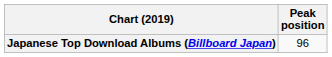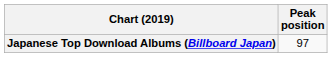(303, 43) 96 -> (303, 43) 97
